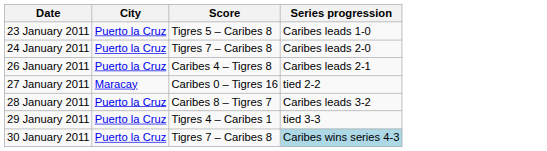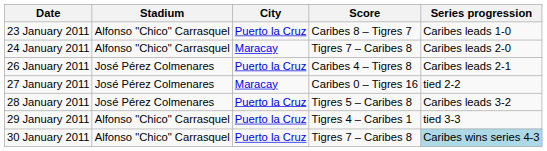+ column: (162, 13)
(222, 31) Tigres 5 – Caribes 8 -> (362, 31) Caribes 8 – Tigres 7
(130, 48) Puerto la Cruz -> (256, 48) Maracay
(222, 102) Caribes 8 – Tigres 7 -> (362, 102) Tigres 5 – Caribes 8
